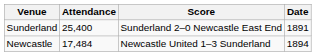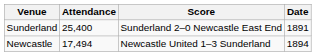(77, 43) 17,484 -> (77, 43) 17,494
